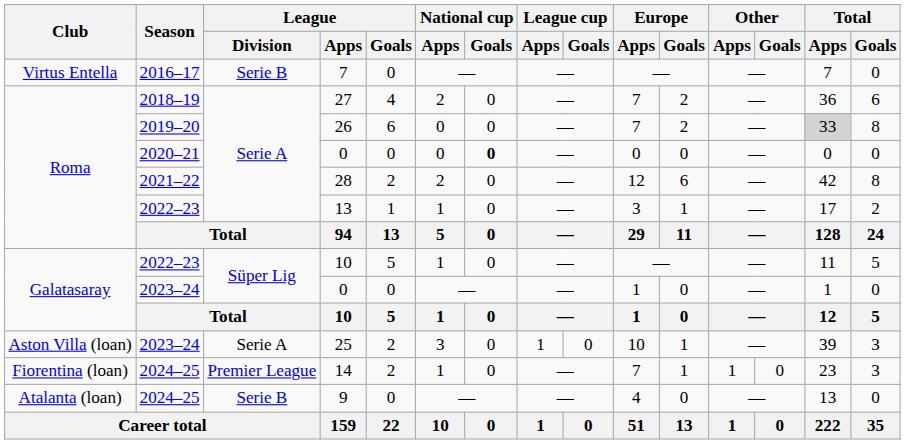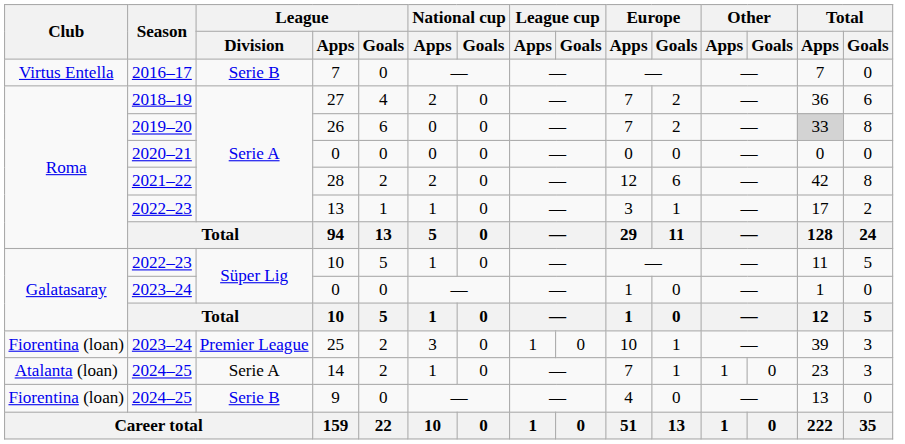(491, 153) bold -> (483, 153) normal
(70, 343) Aston Villa (loan) -> (66, 343) Fiorentina (loan)
(262, 343) Serie A -> (254, 343) Premier League
(70, 371) Fiorentina (loan) -> (66, 371) Atalanta (loan)
(262, 371) Premier League -> (254, 371) Serie A
(70, 398) Atalanta (loan) -> (66, 398) Fiorentina (loan)
